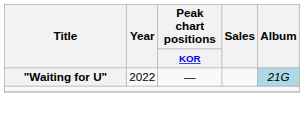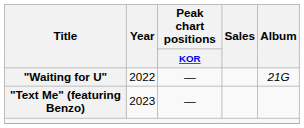(278, 77) lightblue background -> (278, 77) no background
+ row: (65, 102)
